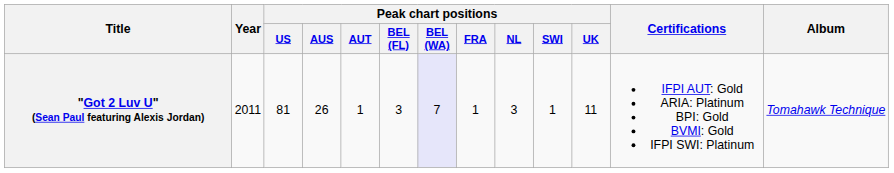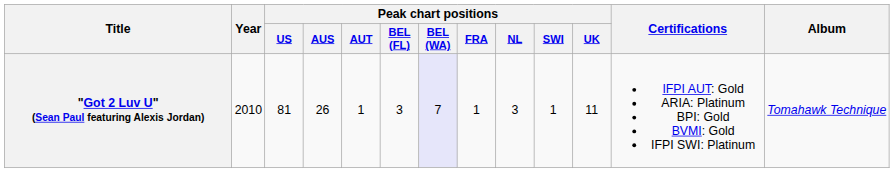(248, 110) 2011 -> (248, 110) 2010
